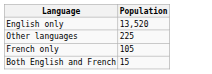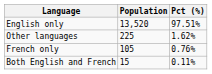+ column: (188, 11)
